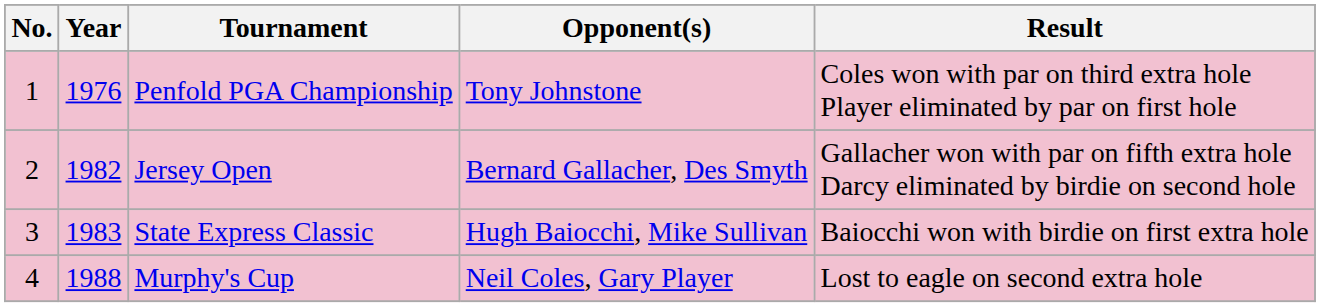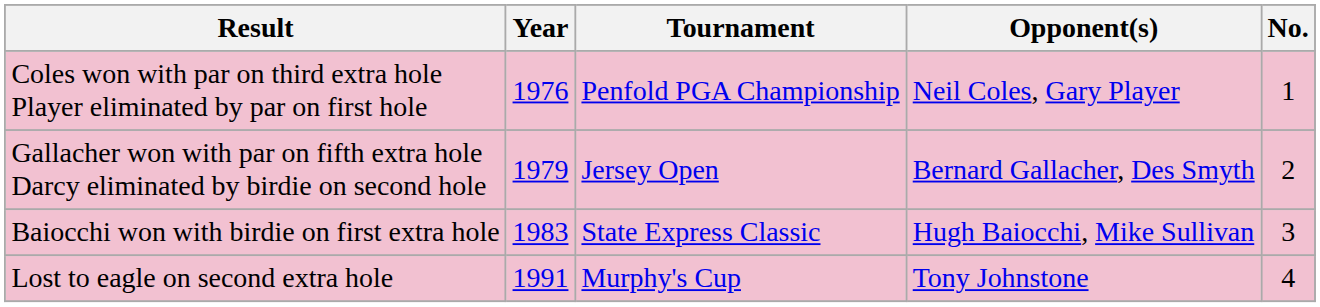columns swapped: (32, 27) <-> (1065, 27)
(554, 90) Tony Johnstone -> (1046, 90) Neil Coles, Gary Player
(93, 169) 1982 -> (541, 169) 1979
(93, 278) 1988 -> (541, 278) 1991
(599, 278) Neil Coles, Gary Player -> (1001, 278) Tony Johnstone
